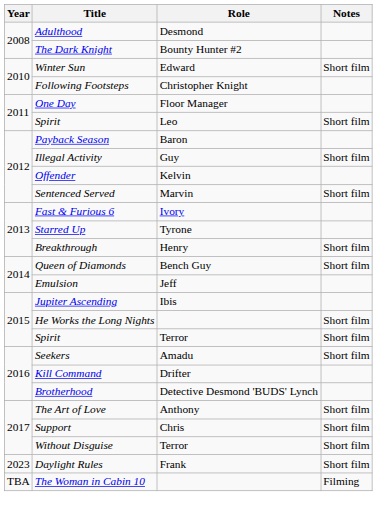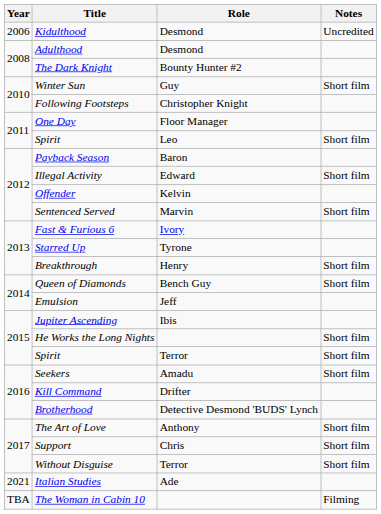+ row: (18, 31)
(177, 67) Edward -> (169, 85) Guy
(169, 157) Guy -> (177, 175) Edward
+ row: (18, 481)
- row: (18, 463)
